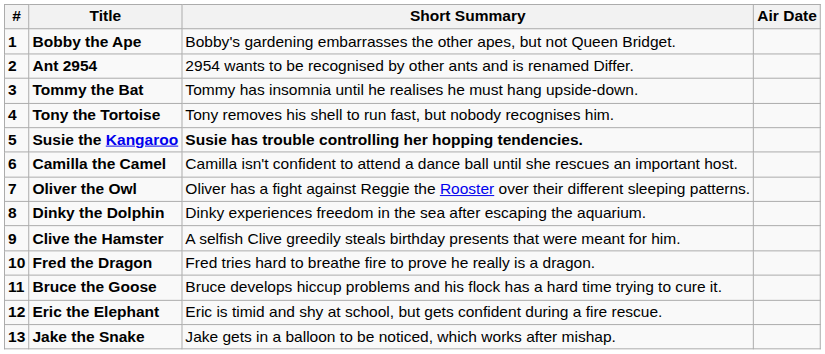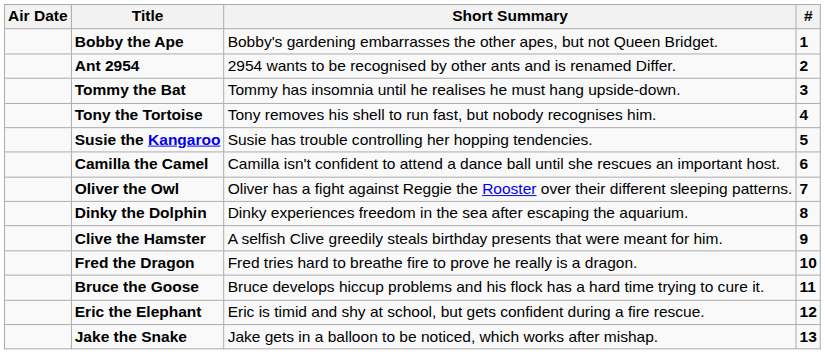columns swapped: (17, 16) <-> (787, 16)
(384, 139) bold -> (410, 139) normal
